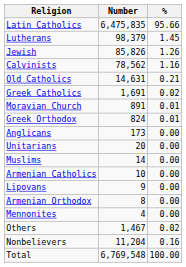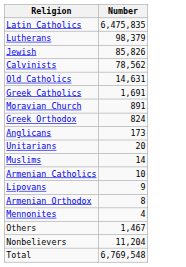- column: (165, 11)
